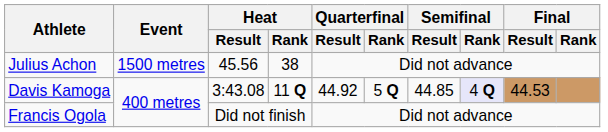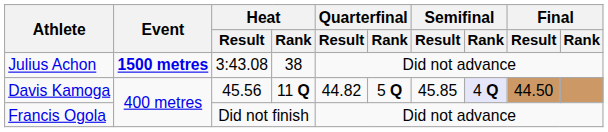(161, 66) normal -> (163, 66) bold
(238, 66) 45.56 -> (242, 66) 3:43.08
(238, 90) 3:43.08 -> (242, 90) 45.56
(338, 90) 44.92 -> (341, 90) 44.82
(434, 90) 44.85 -> (438, 90) 45.85
(530, 90) 44.53 -> (534, 90) 44.50
